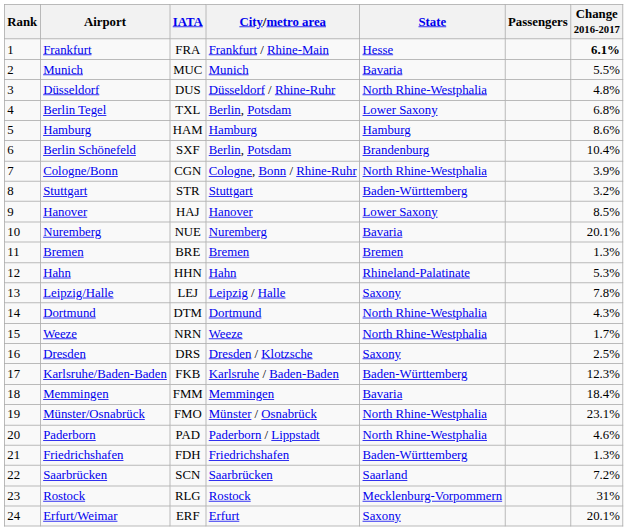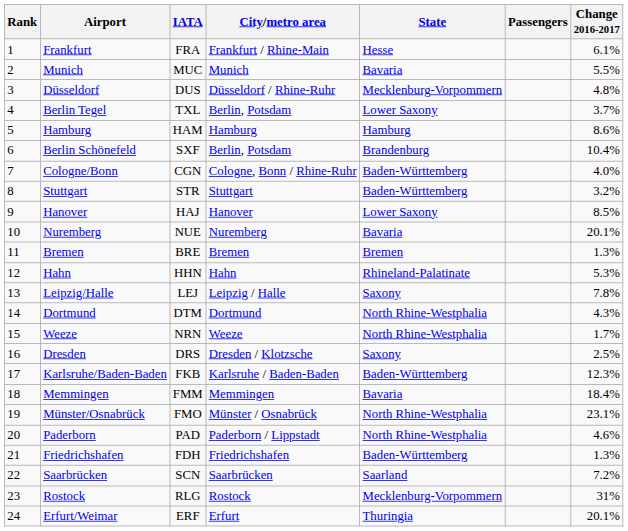(605, 49) bold -> (607, 49) normal
(425, 89) North Rhine-Westphalia -> (432, 89) Mecklenburg-Vorpommern
(607, 110) 6.8% -> (607, 110) 3.7%
(425, 171) North Rhine-Westphalia -> (415, 171) Baden-Württemberg
(607, 171) 3.9% -> (607, 171) 4.0%
(382, 516) Saxony -> (388, 516) Thuringia
